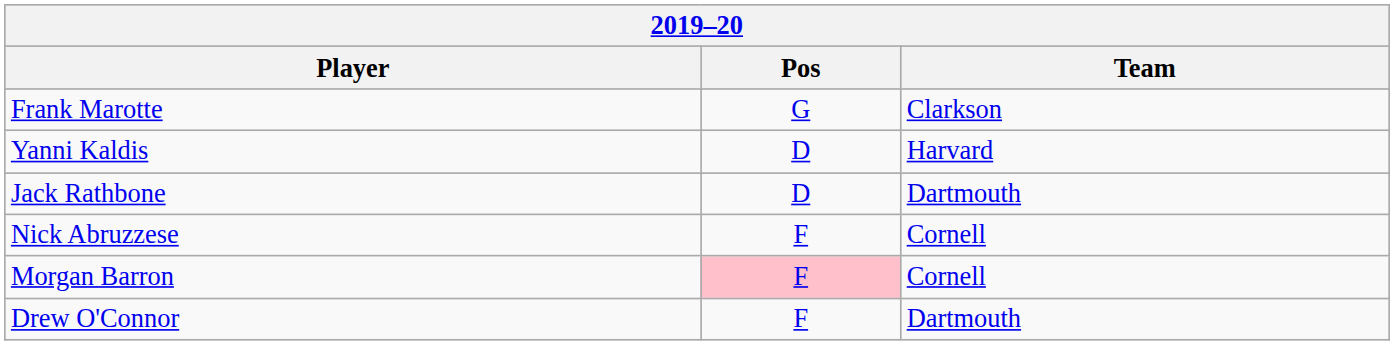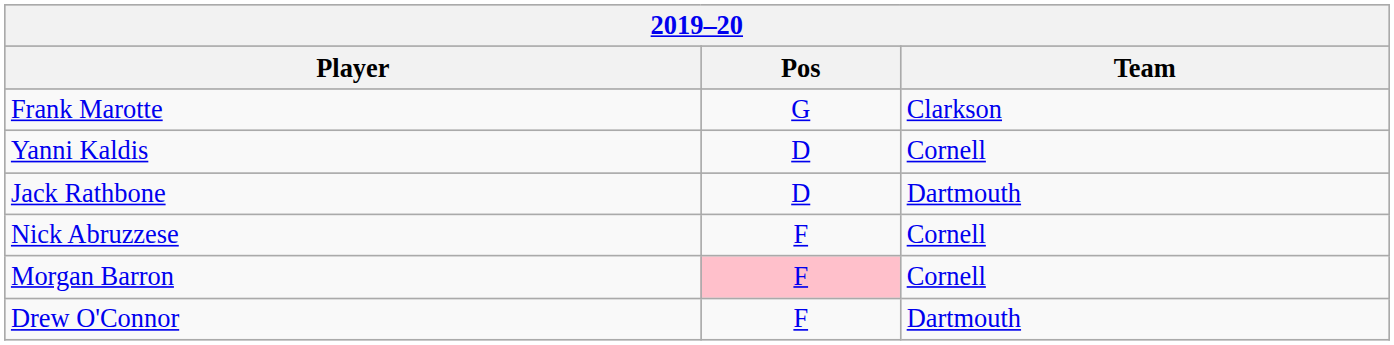(950, 151) Harvard -> (946, 151) Cornell
